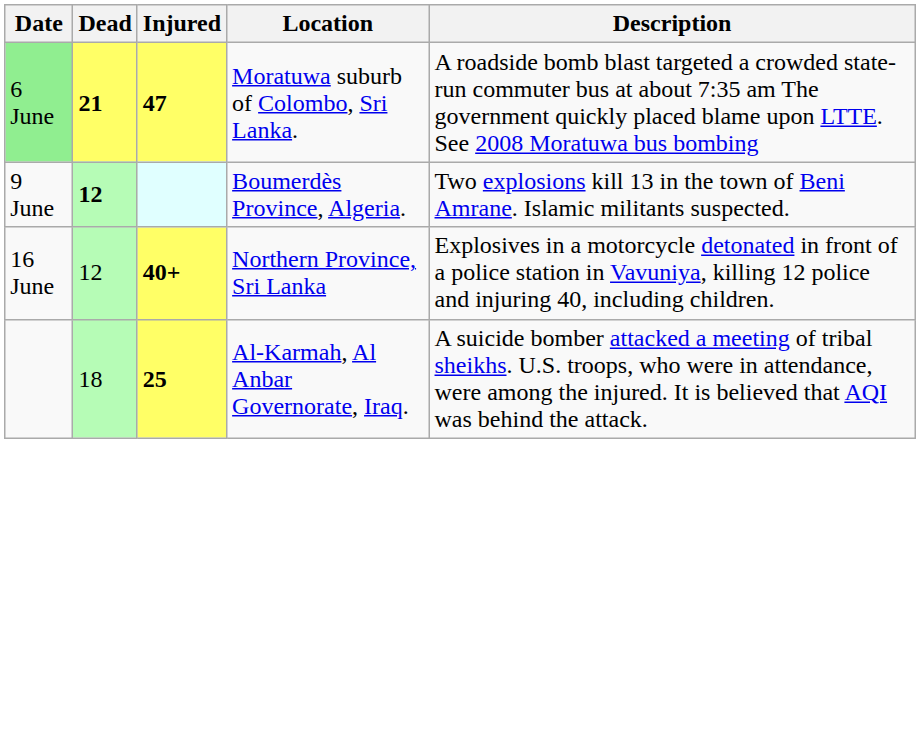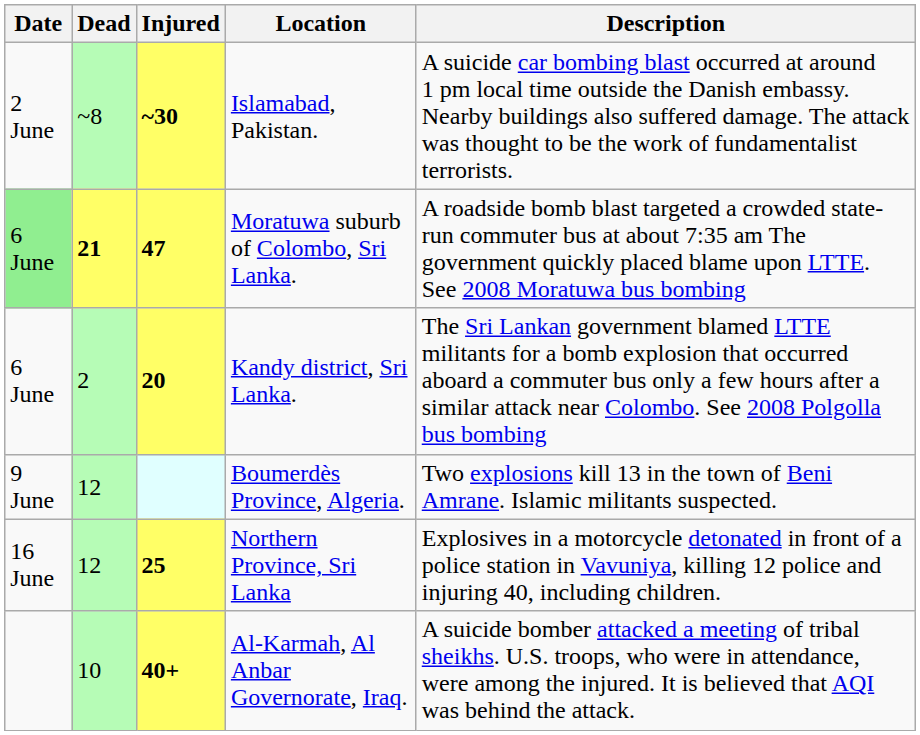+ row: (283, 115)
+ row: (319, 380)
(90, 194) bold -> (89, 486) normal
(162, 272) 40+ -> (154, 564) 25
(90, 378) 18 -> (89, 670) 10
(155, 378) 25 -> (160, 670) 40+
